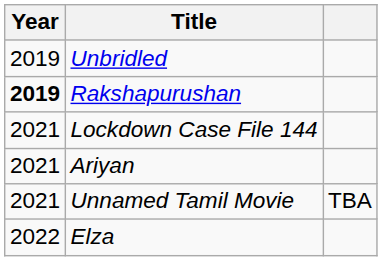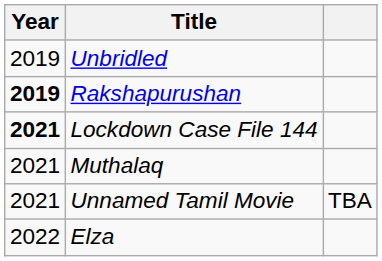(35, 129) normal -> (35, 129) bold
+ row: (117, 165)
- row: (102, 165)
